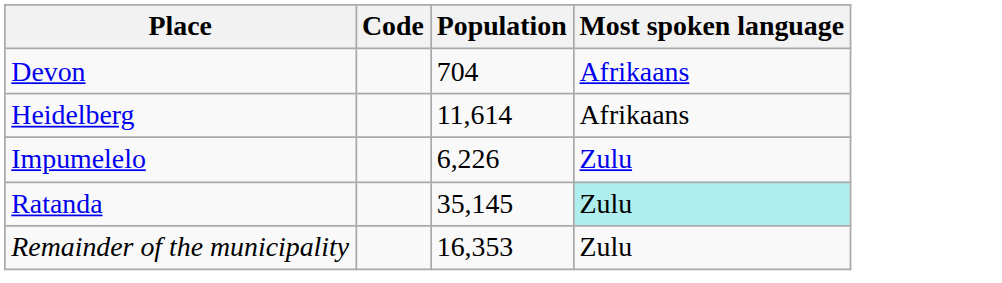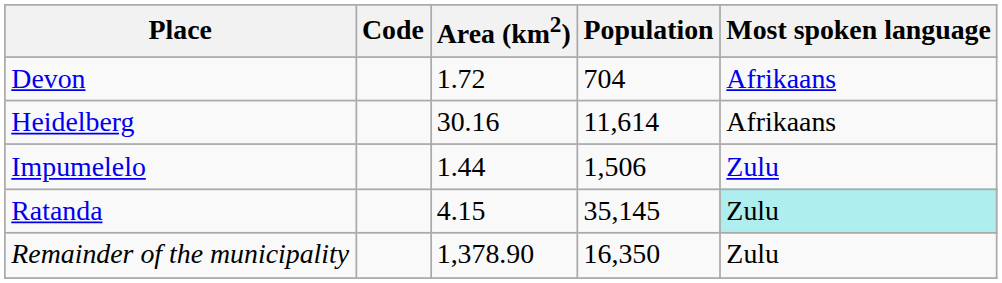+ column: (504, 30)
(468, 159) 6,226 -> (615, 166) 1,506
(475, 247) 16,353 -> (622, 254) 16,350
